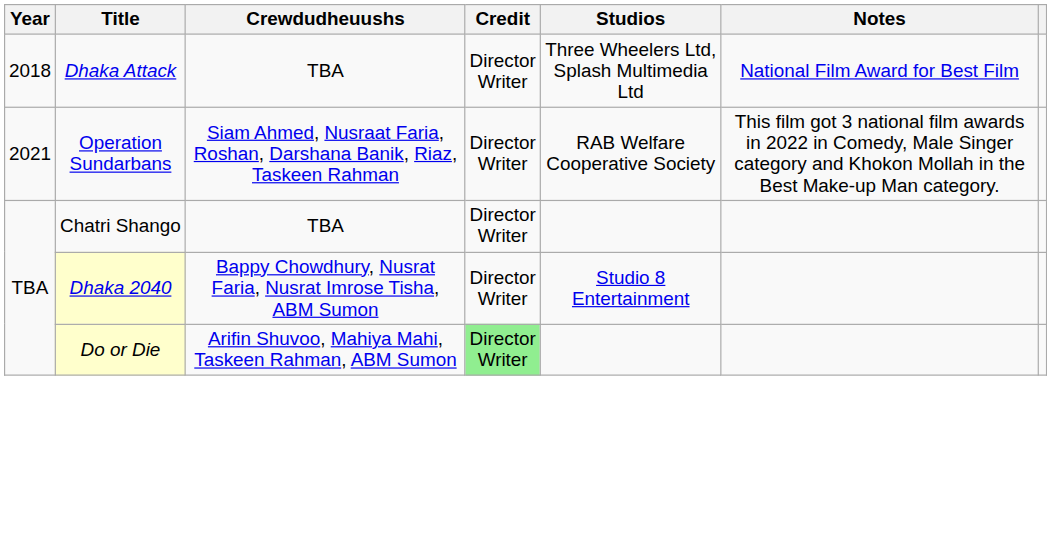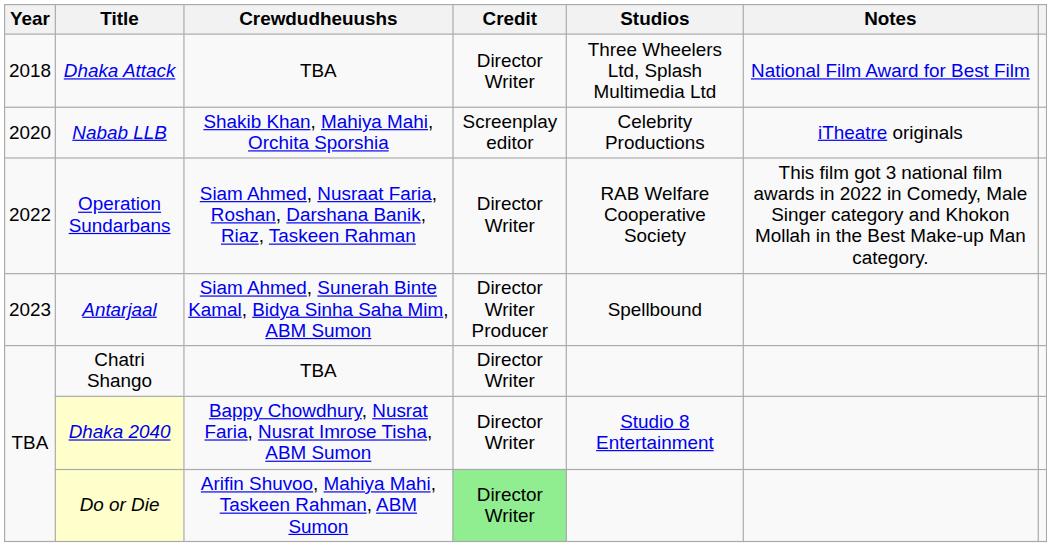+ row: (120, 132)
(30, 153) 2021 -> (30, 215) 2022
+ row: (120, 309)
